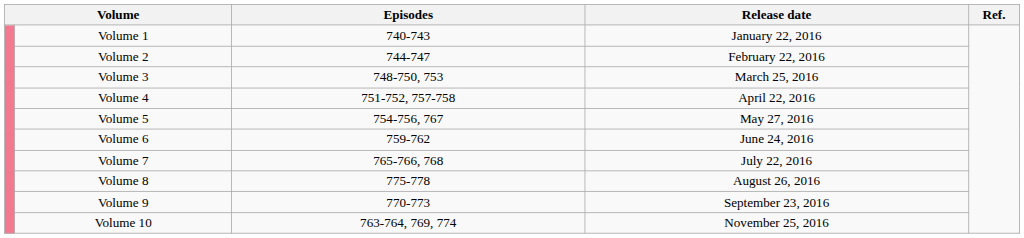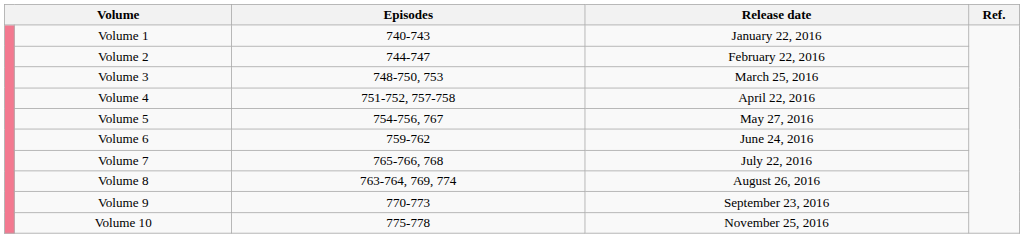(408, 181) 775-778 -> (408, 181) 763-764, 769, 774
(408, 222) 763-764, 769, 774 -> (408, 222) 775-778
